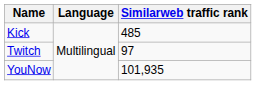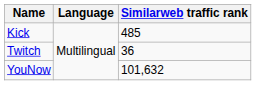(128, 51) 97 -> (128, 51) 36
(142, 70) 101,935 -> (142, 70) 101,632
